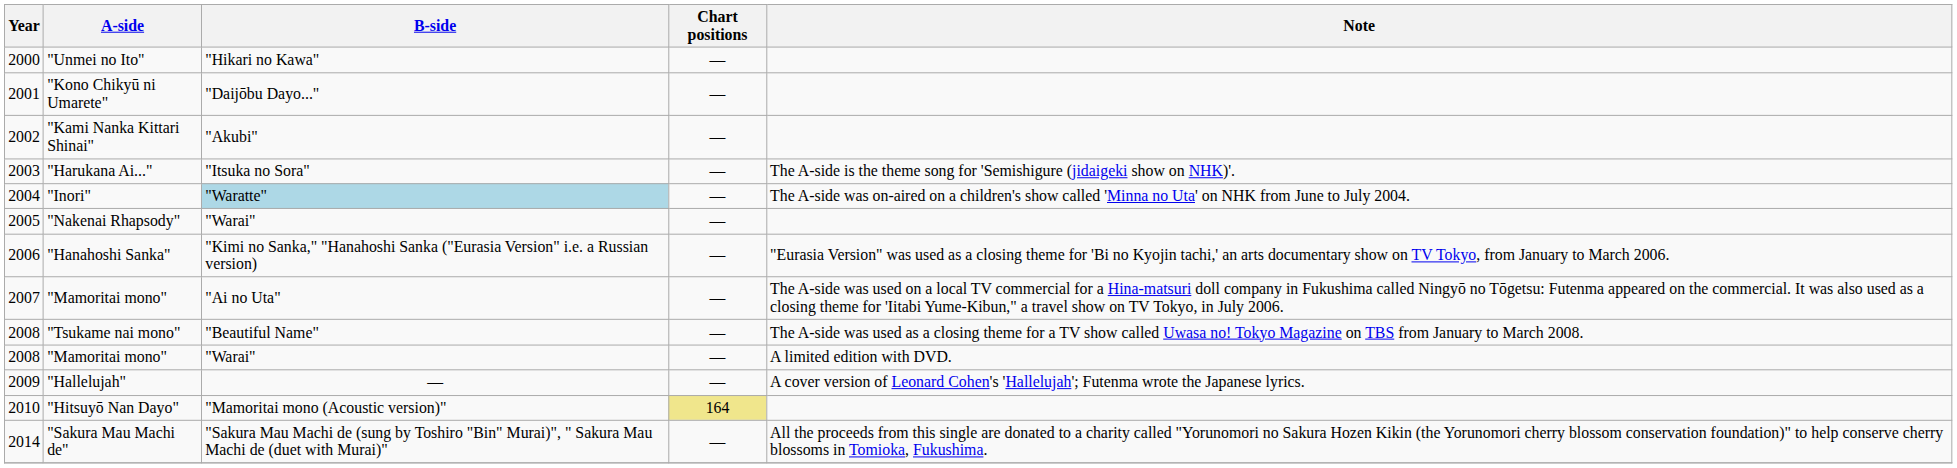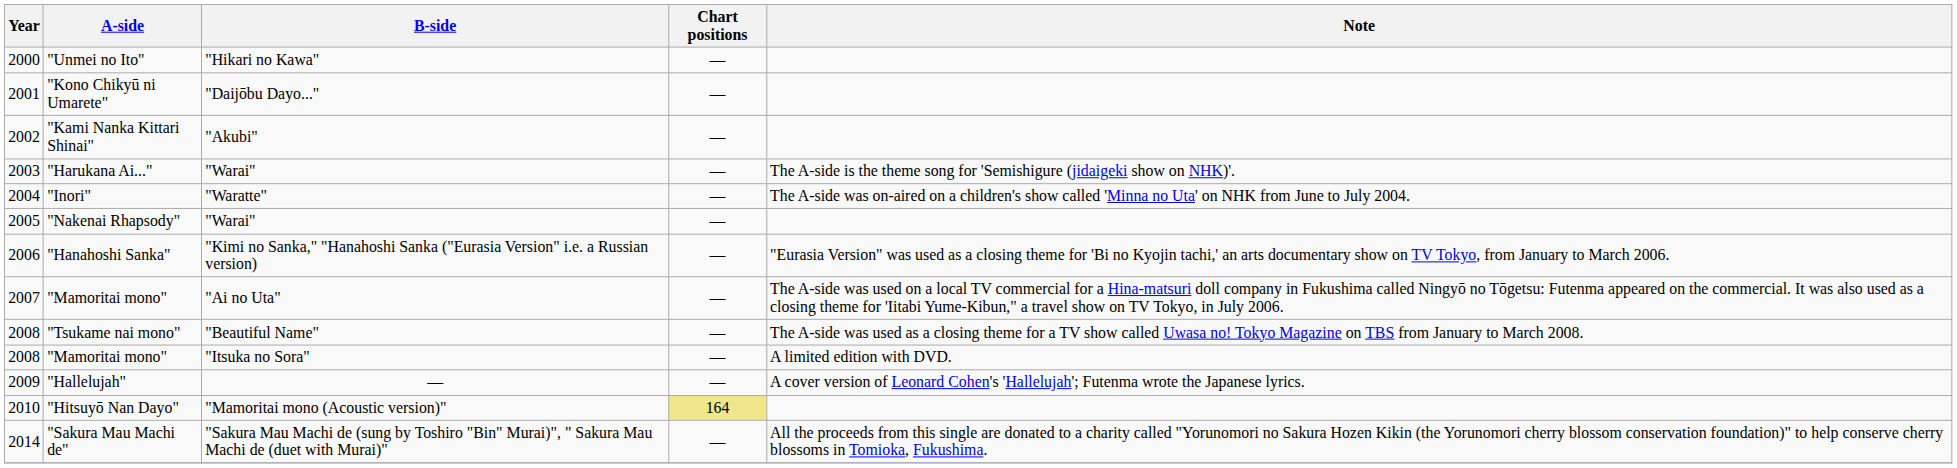(257, 171) "Itsuka no Sora" -> (230, 171) "Warai"
(236, 196) lightblue background -> (236, 196) no background
(230, 357) "Warai" -> (257, 357) "Itsuka no Sora"
